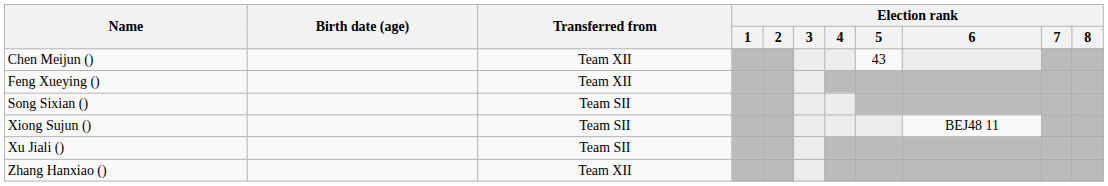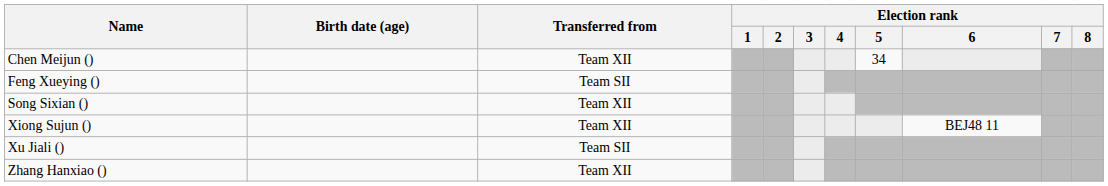(879, 59) 43 -> (879, 59) 34
(605, 81) Team XII -> (605, 81) Team SII
(605, 103) Team SII -> (605, 103) Team XII
(605, 125) Team SII -> (605, 125) Team XII
